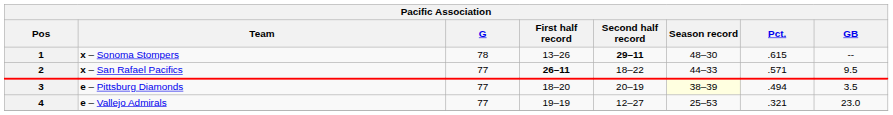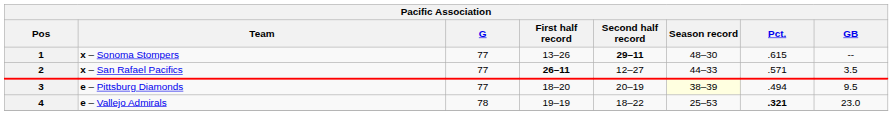(483, 54) 78 -> (483, 54) 77
(630, 70) 18–22 -> (630, 70) 12–27
(851, 70) 9.5 -> (851, 70) 3.5
(851, 87) 3.5 -> (851, 87) 9.5
(483, 102) 77 -> (483, 102) 78
(630, 102) 12–27 -> (630, 102) 18–22
(777, 102) normal -> (777, 102) bold
